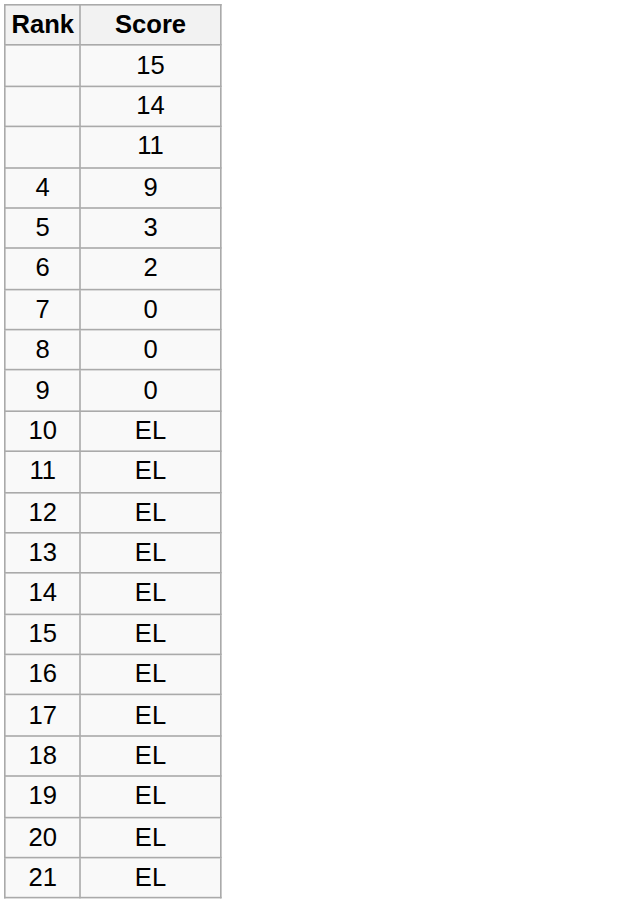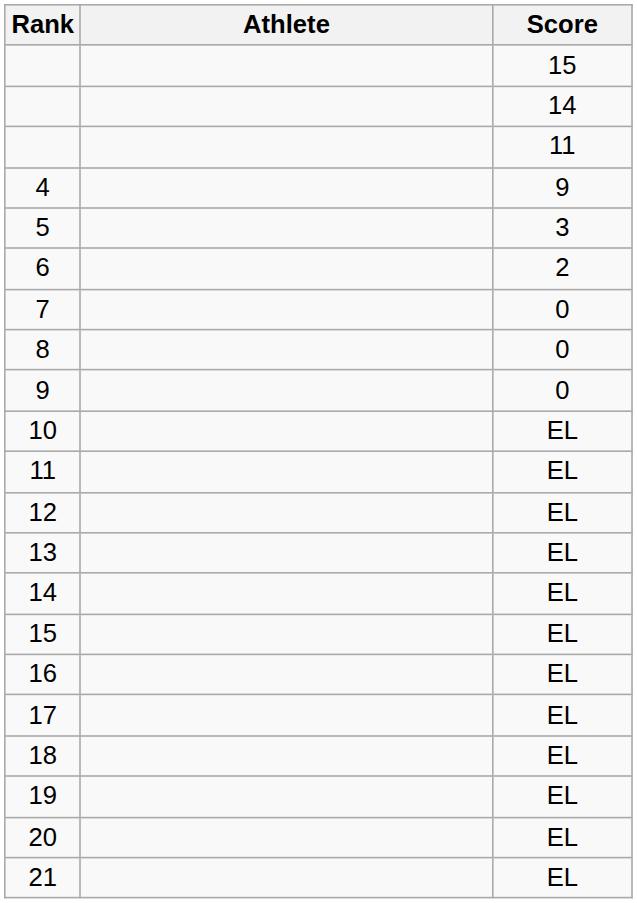+ column: (286, 24)
